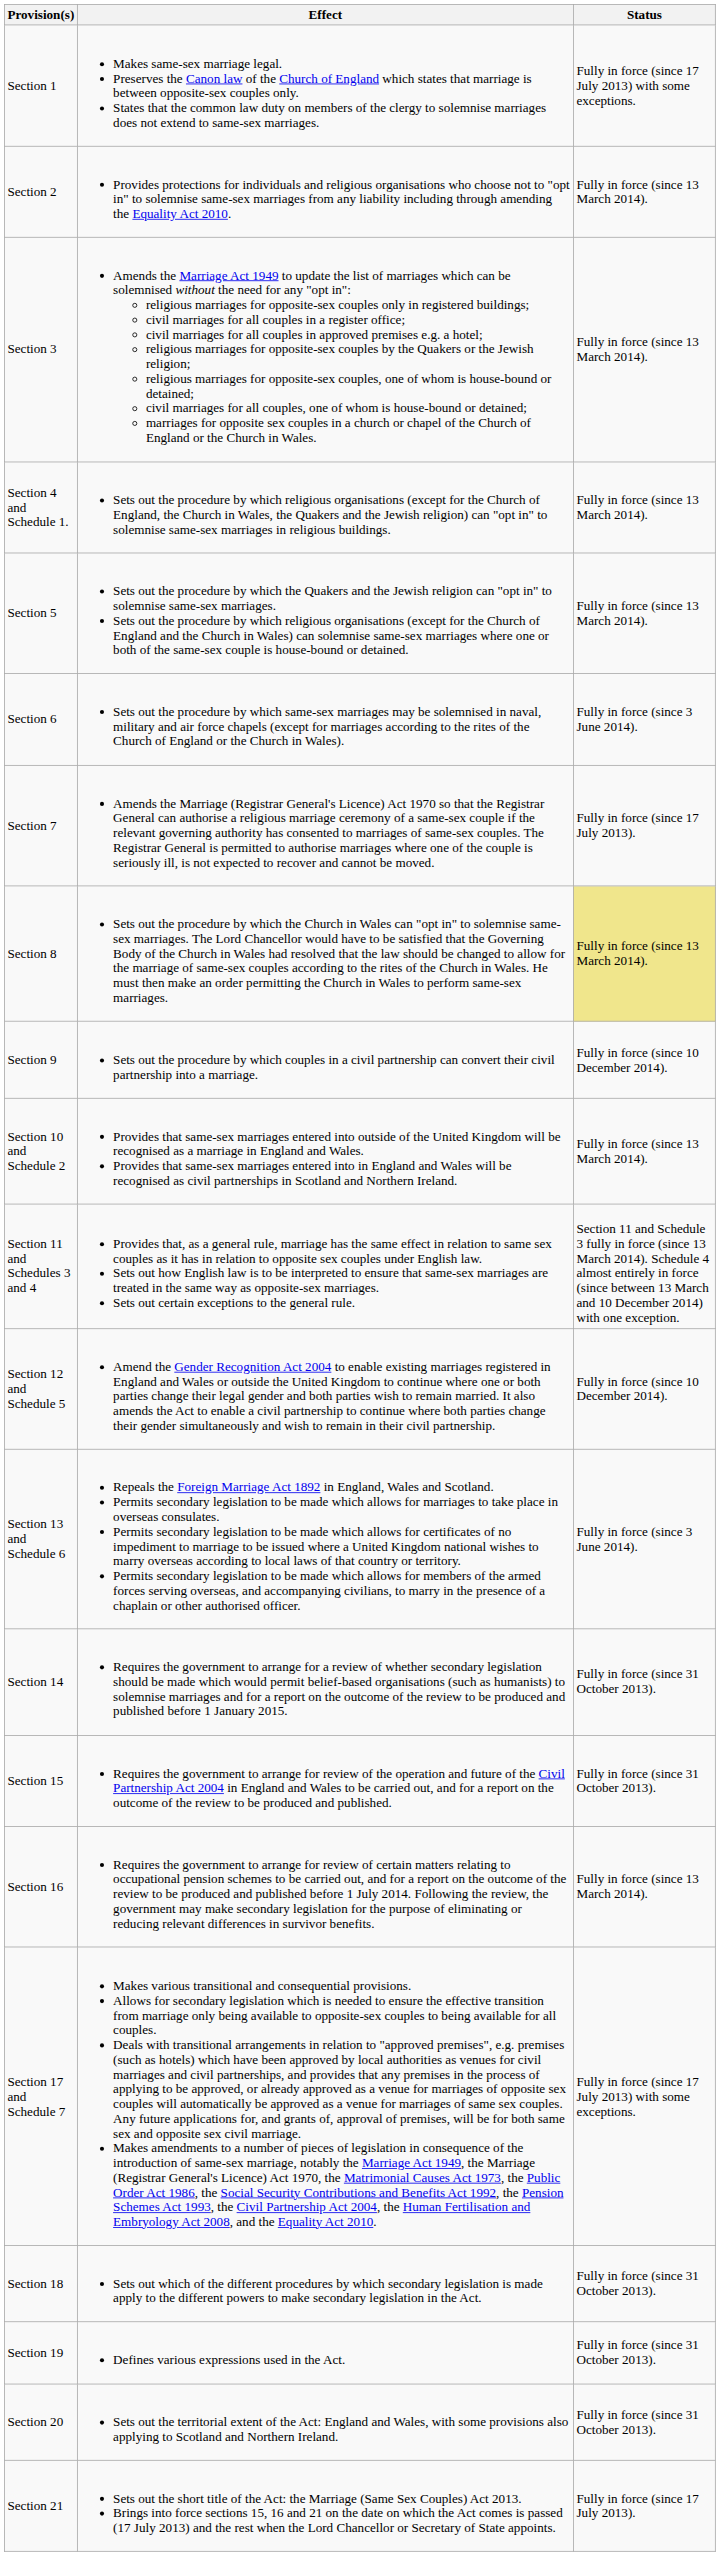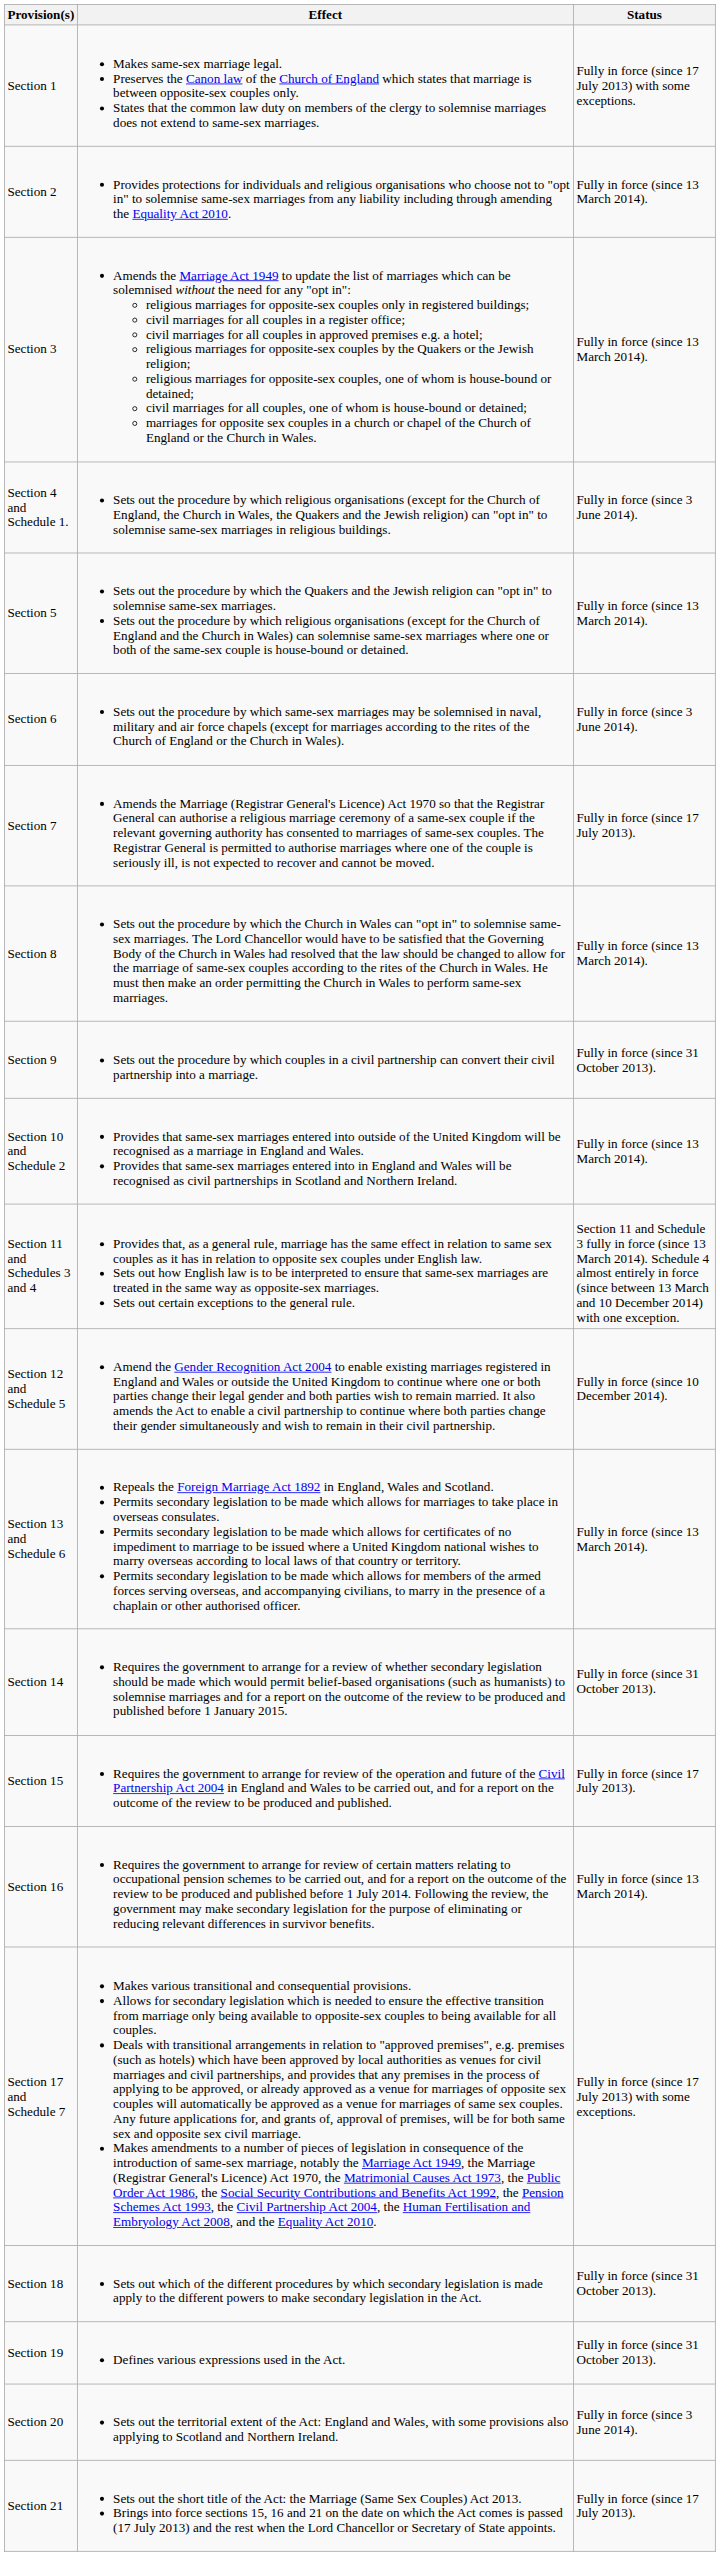(638, 507) Fully in force (since 13 March 2014). -> (634, 507) Fully in force (since 3 June 2014).
(638, 953) khaki background -> (638, 953) no background
(638, 1059) Fully in force (since 10 December 2014). -> (638, 1059) Fully in force (since 31 October 2013).
(634, 1539) Fully in force (since 3 June 2014). -> (638, 1539) Fully in force (since 13 March 2014).
(638, 1780) Fully in force (since 31 October 2013). -> (638, 1780) Fully in force (since 17 July 2013).
(638, 2422) Fully in force (since 31 October 2013). -> (634, 2422) Fully in force (since 3 June 2014).
